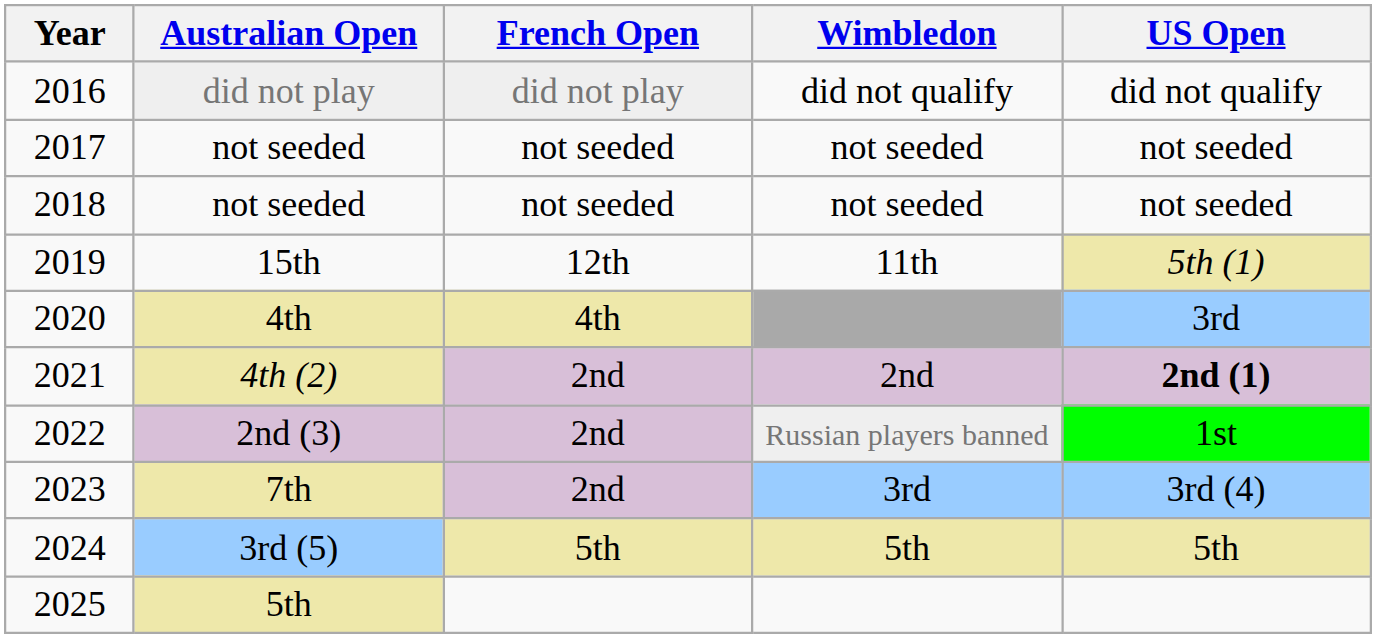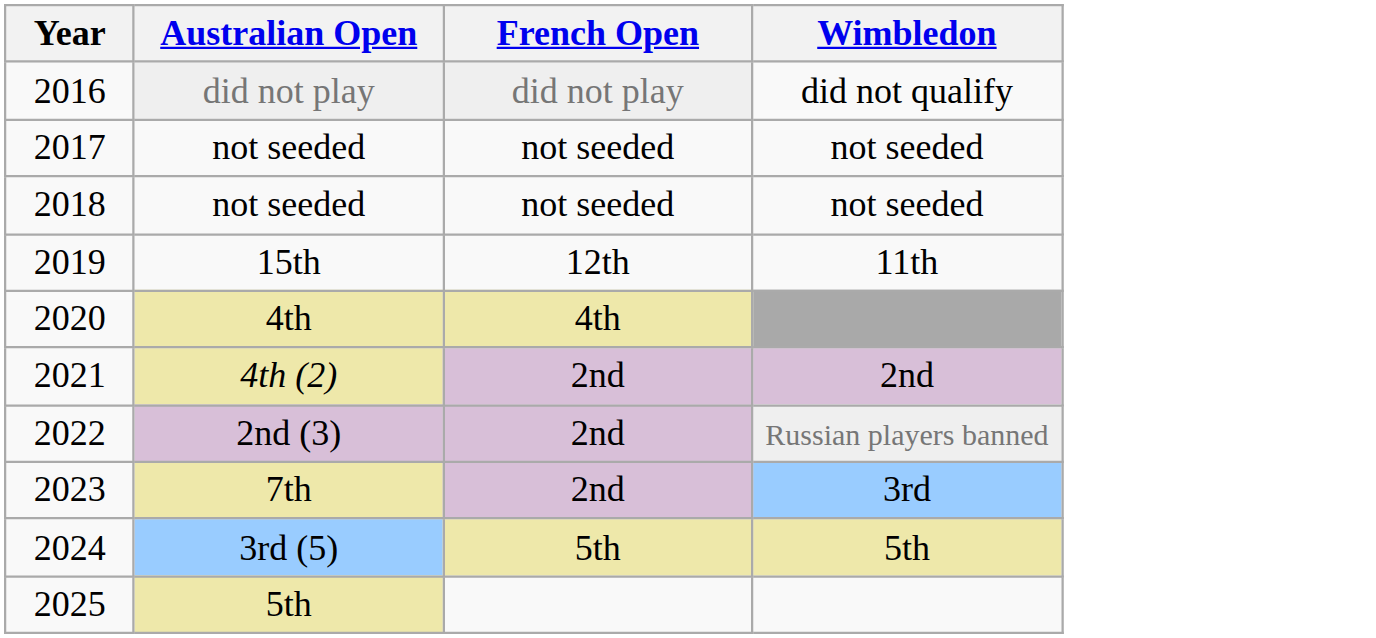- column: (1216, 33)
